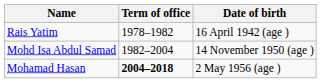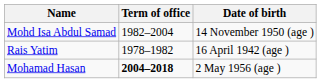rows swapped: (32, 31) <-> (62, 50)
